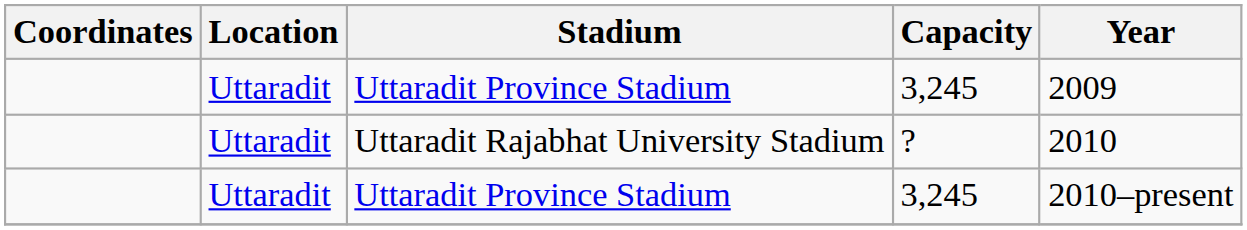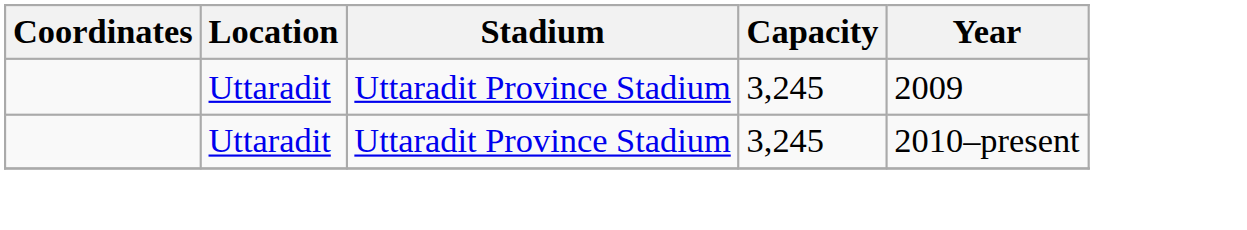- row: (619, 140)
